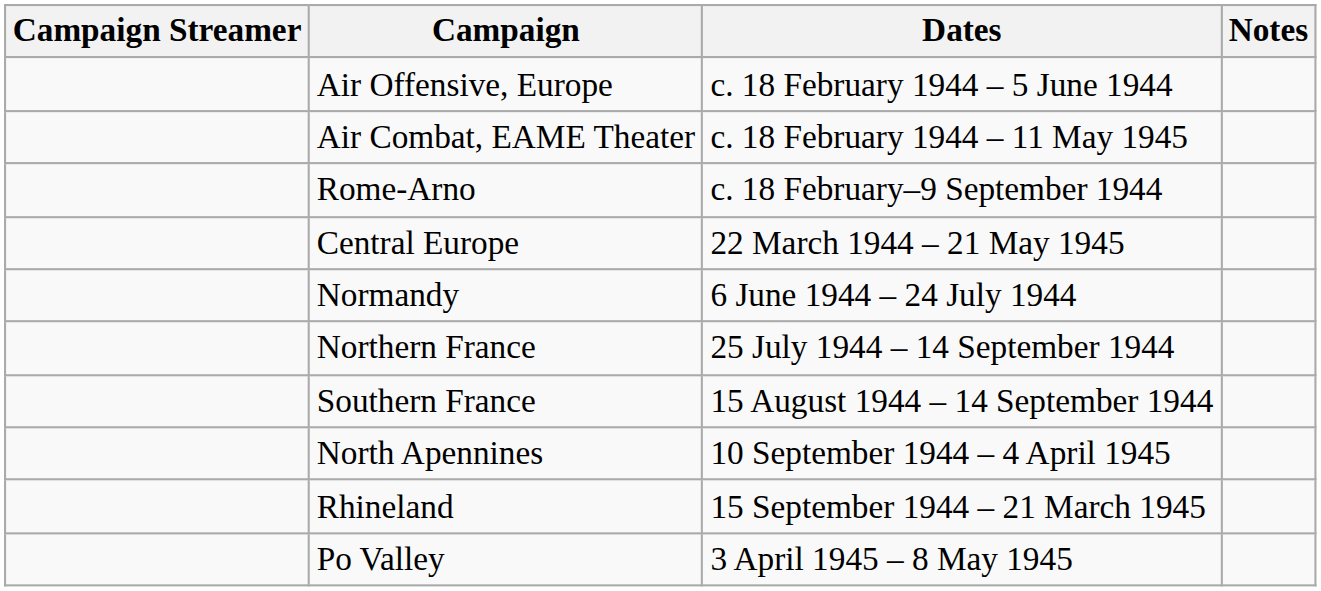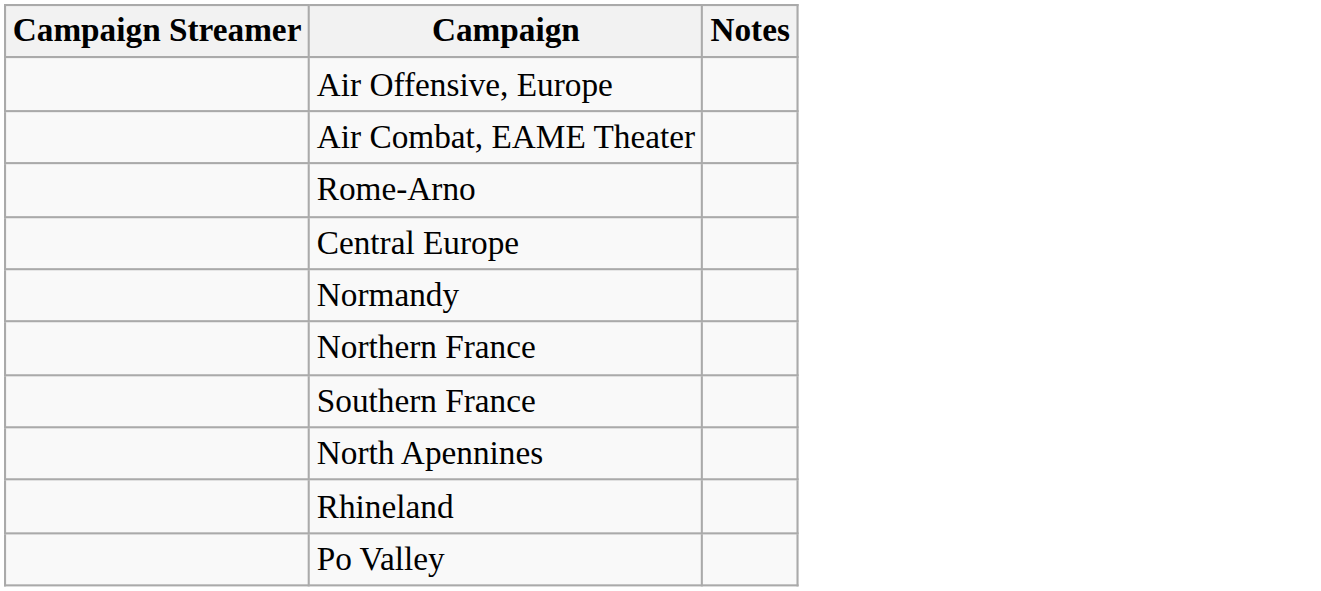- column: (962, 30)
